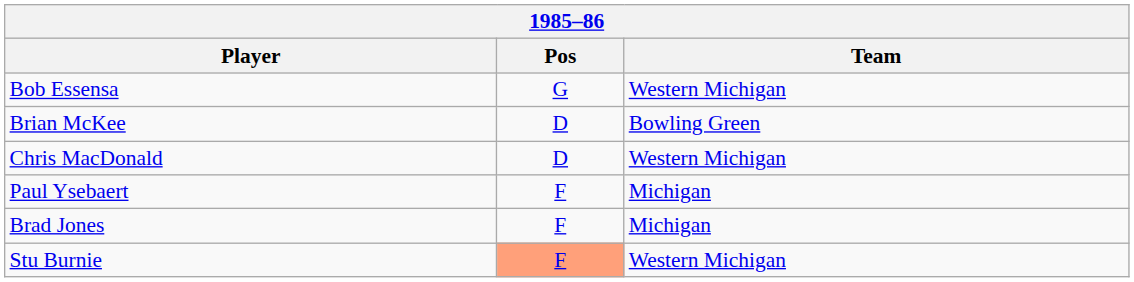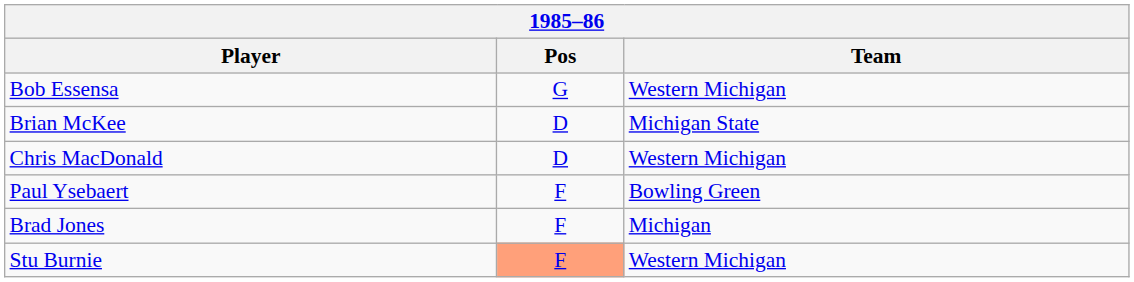(695, 123) Bowling Green -> (694, 123) Michigan State
(670, 191) Michigan -> (695, 191) Bowling Green
